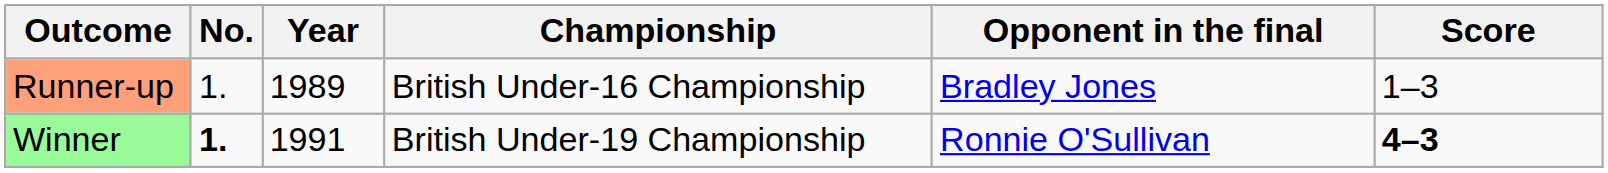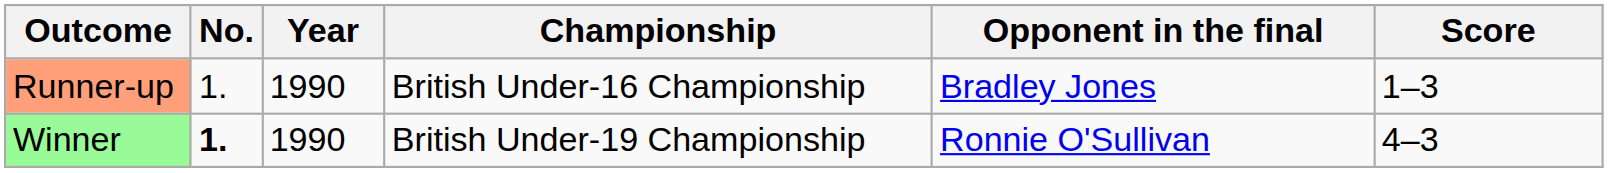(308, 85) 1989 -> (308, 85) 1990
(308, 139) 1991 -> (308, 139) 1990
(1410, 139) bold -> (1410, 139) normal
